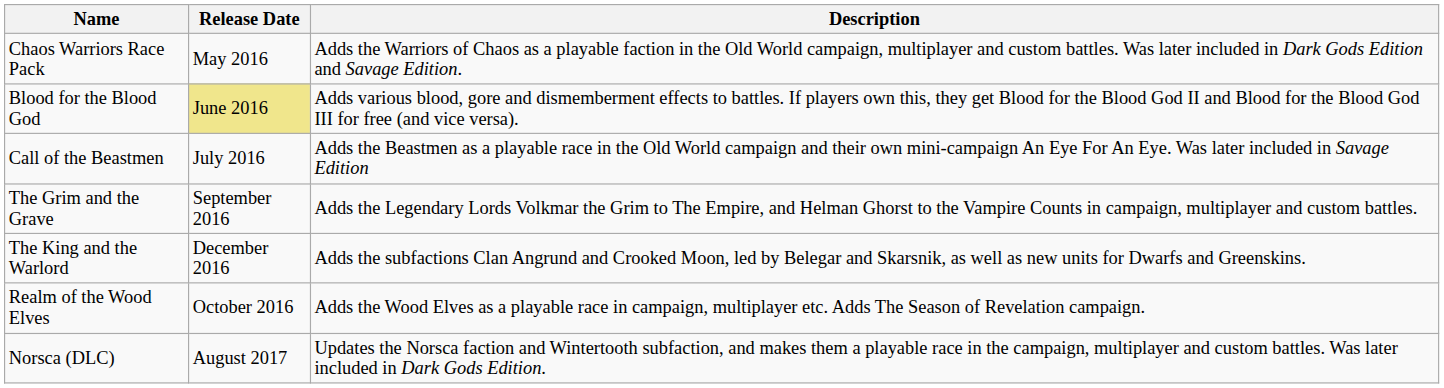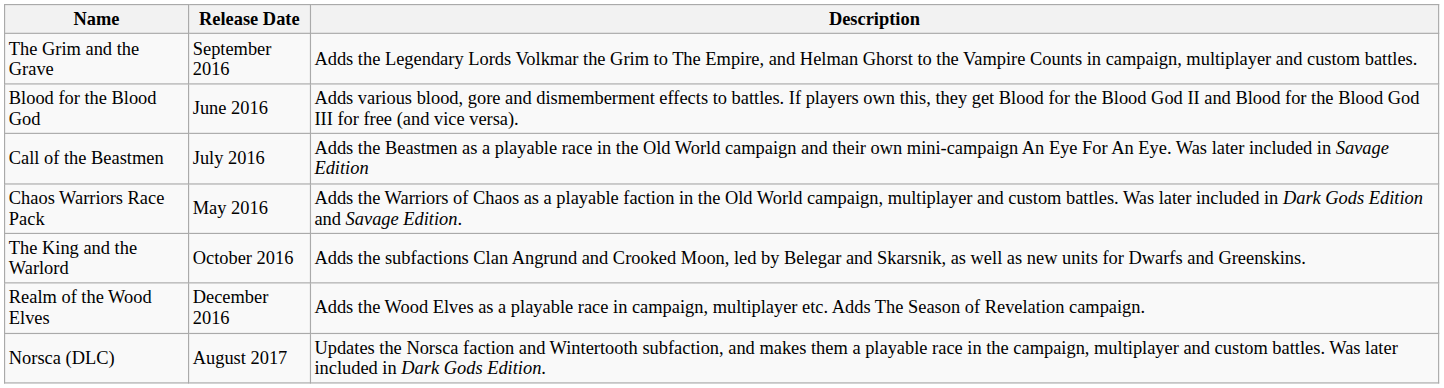rows swapped: (87, 58) <-> (74, 208)
(230, 108) khaki background -> (230, 108) no background
(231, 258) December 2016 -> (243, 258) October 2016
(243, 308) October 2016 -> (231, 308) December 2016
